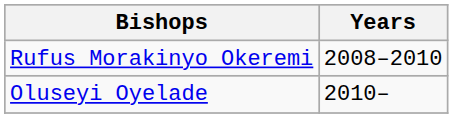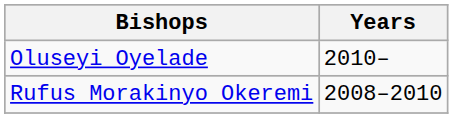rows swapped: (162, 59) <-> (109, 94)
